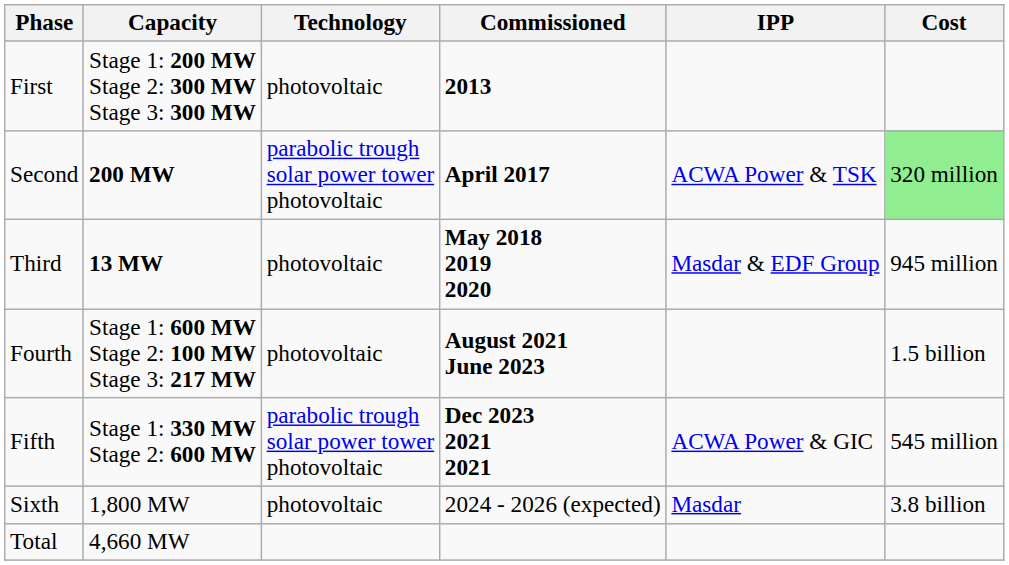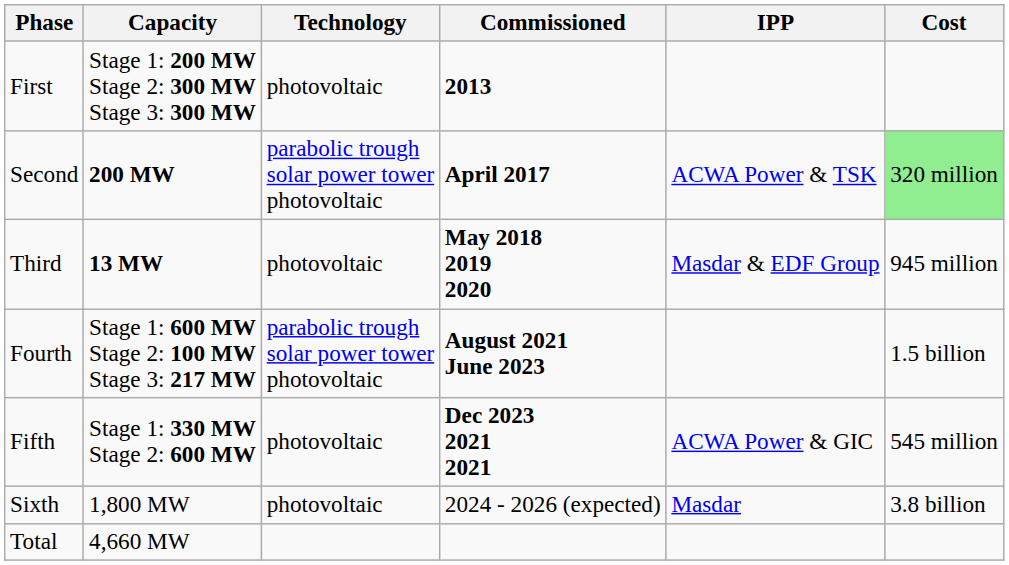(325, 352) photovoltaic -> (350, 352) parabolic trough solar power tower photovoltaic
(350, 441) parabolic trough solar power tower photovoltaic -> (325, 441) photovoltaic
